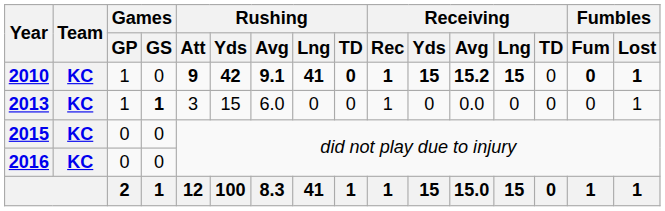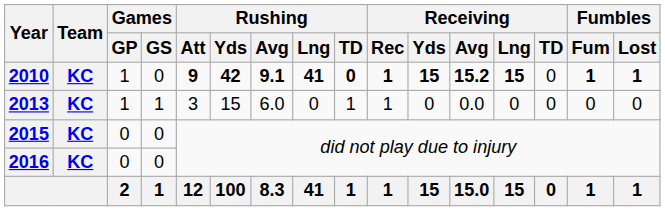(591, 76) 0 -> (591, 76) 1
(159, 104) bold -> (159, 104) normal
(351, 104) 0 -> (351, 104) 1
(637, 104) 1 -> (637, 104) 0
